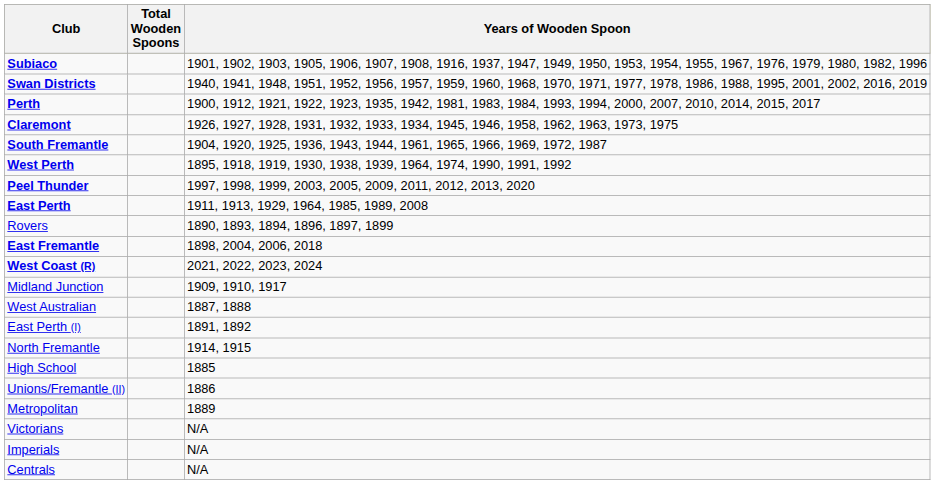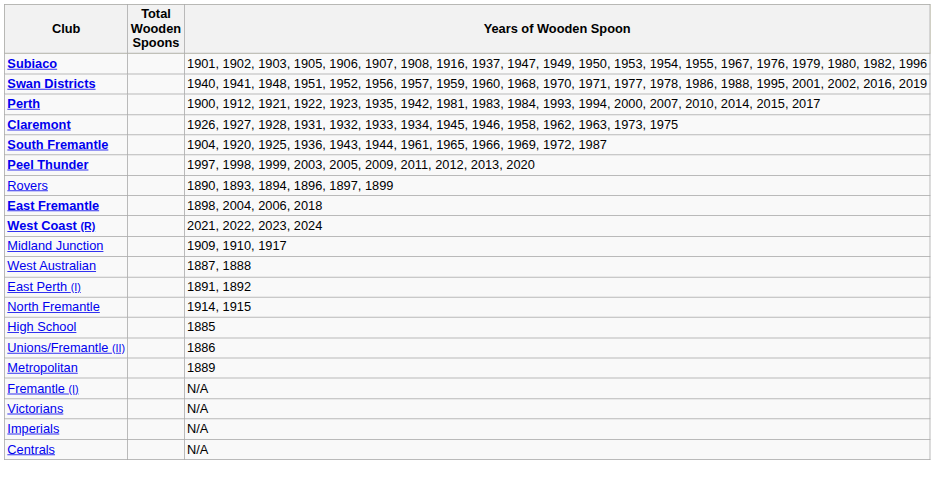- row: (41, 165)
- row: (39, 205)
+ row: (43, 388)
